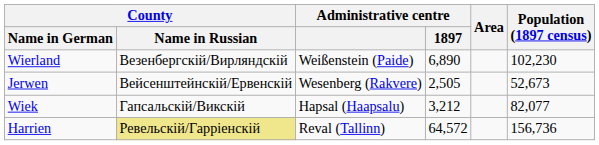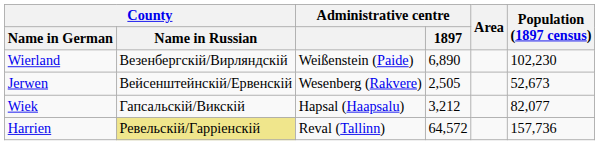(534, 128) 156,736 -> (534, 128) 157,736
